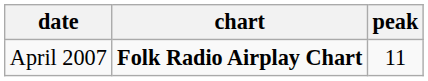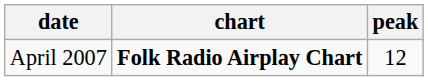(395, 57) 11 -> (395, 57) 12
